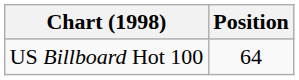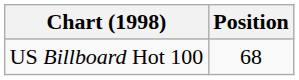(251, 56) 64 -> (251, 56) 68
